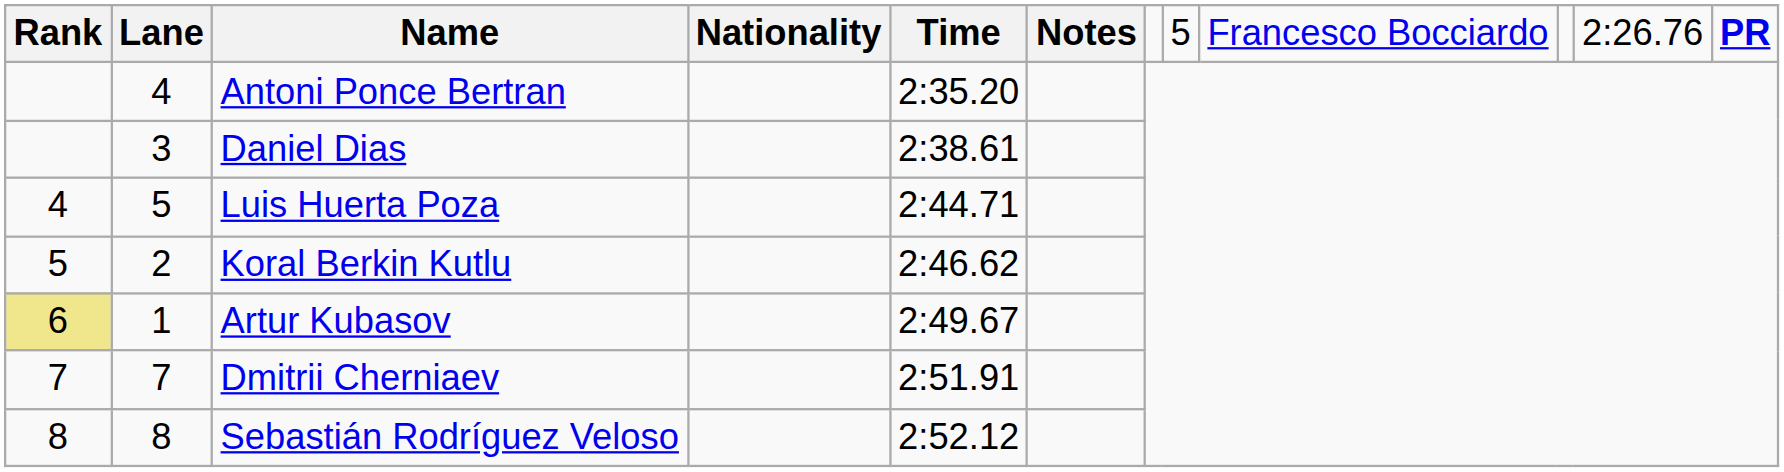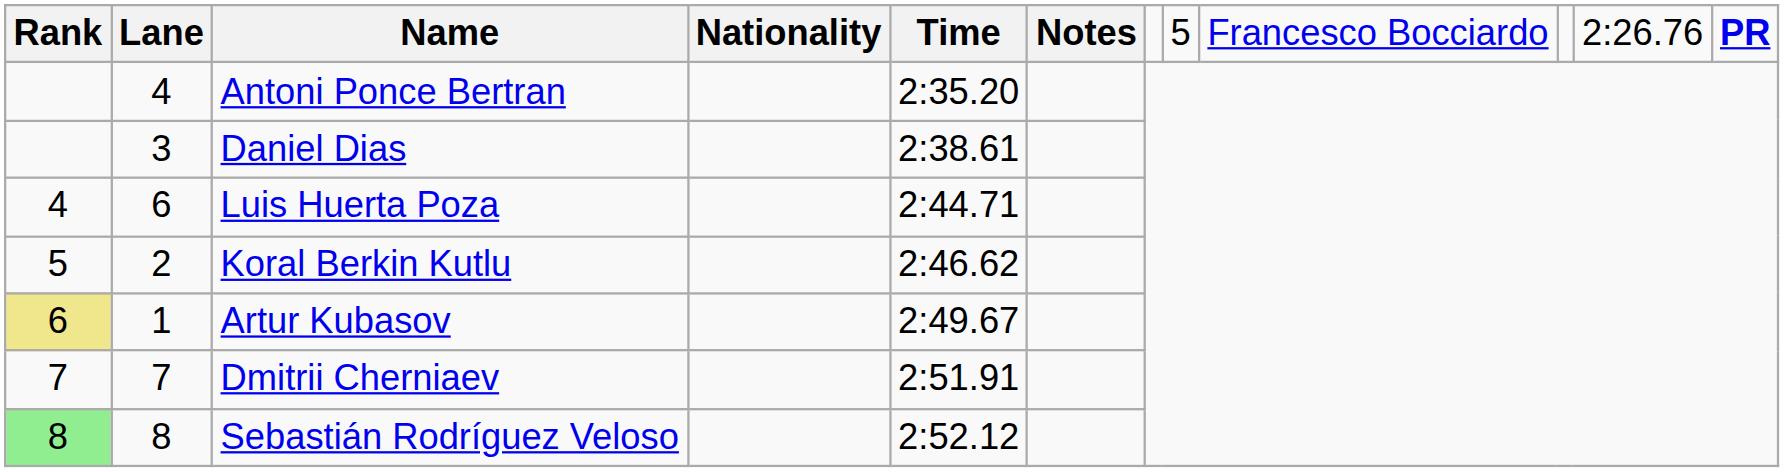(161, 206) 5 -> (161, 206) 6
(58, 436) no background -> (58, 436) lightgreen background
